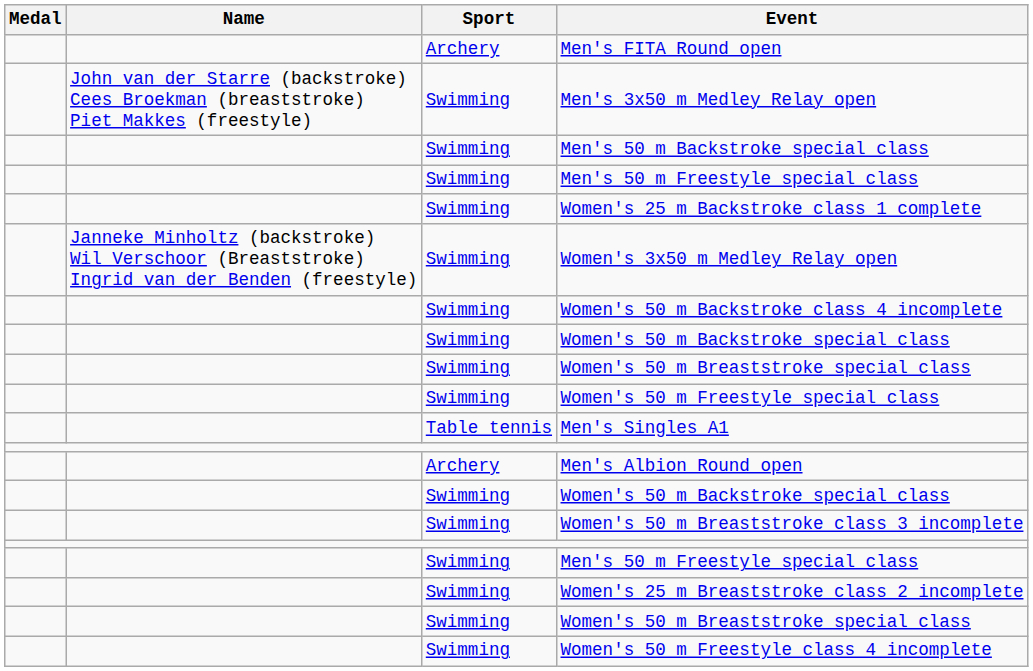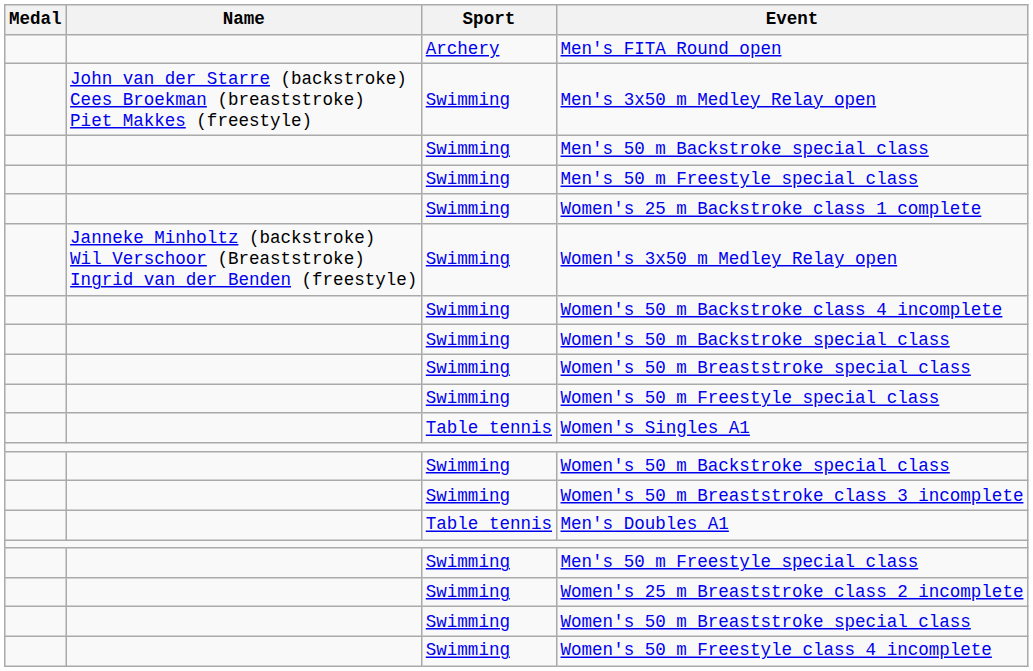- row: (489, 428)
+ row: (489, 428)
- row: (463, 465)
+ row: (489, 524)
